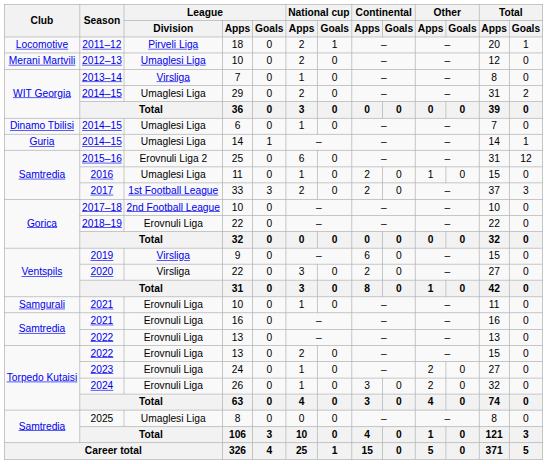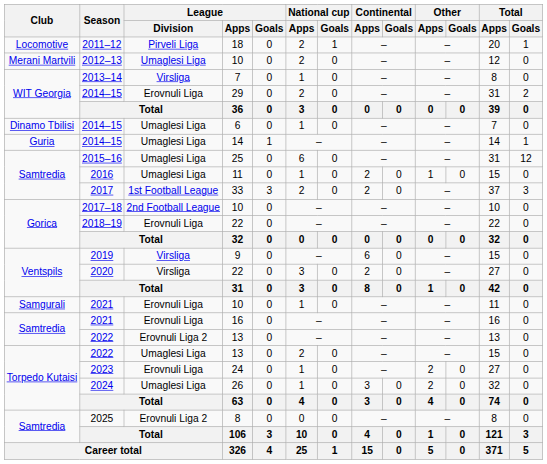(173, 93) Umaglesi Liga -> (173, 93) Erovnuli Liga
(173, 158) Erovnuli Liga 2 -> (173, 158) Umaglesi Liga
(173, 337) Erovnuli Liga -> (173, 337) Erovnuli Liga 2
(173, 353) Erovnuli Liga -> (173, 353) Umaglesi Liga
(173, 386) Erovnuli Liga -> (173, 386) Umaglesi Liga
(173, 418) Umaglesi Liga -> (173, 418) Erovnuli Liga 2
